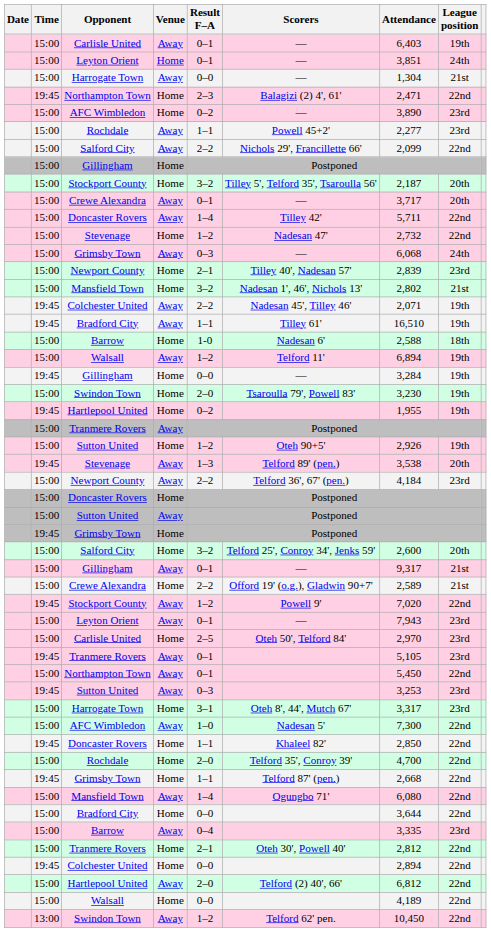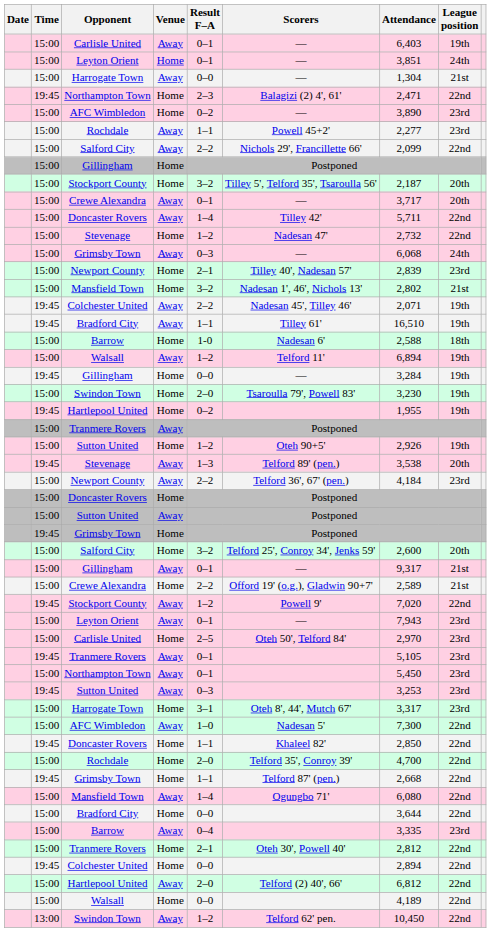(460, 673) 22nd -> (460, 673) 23rd
